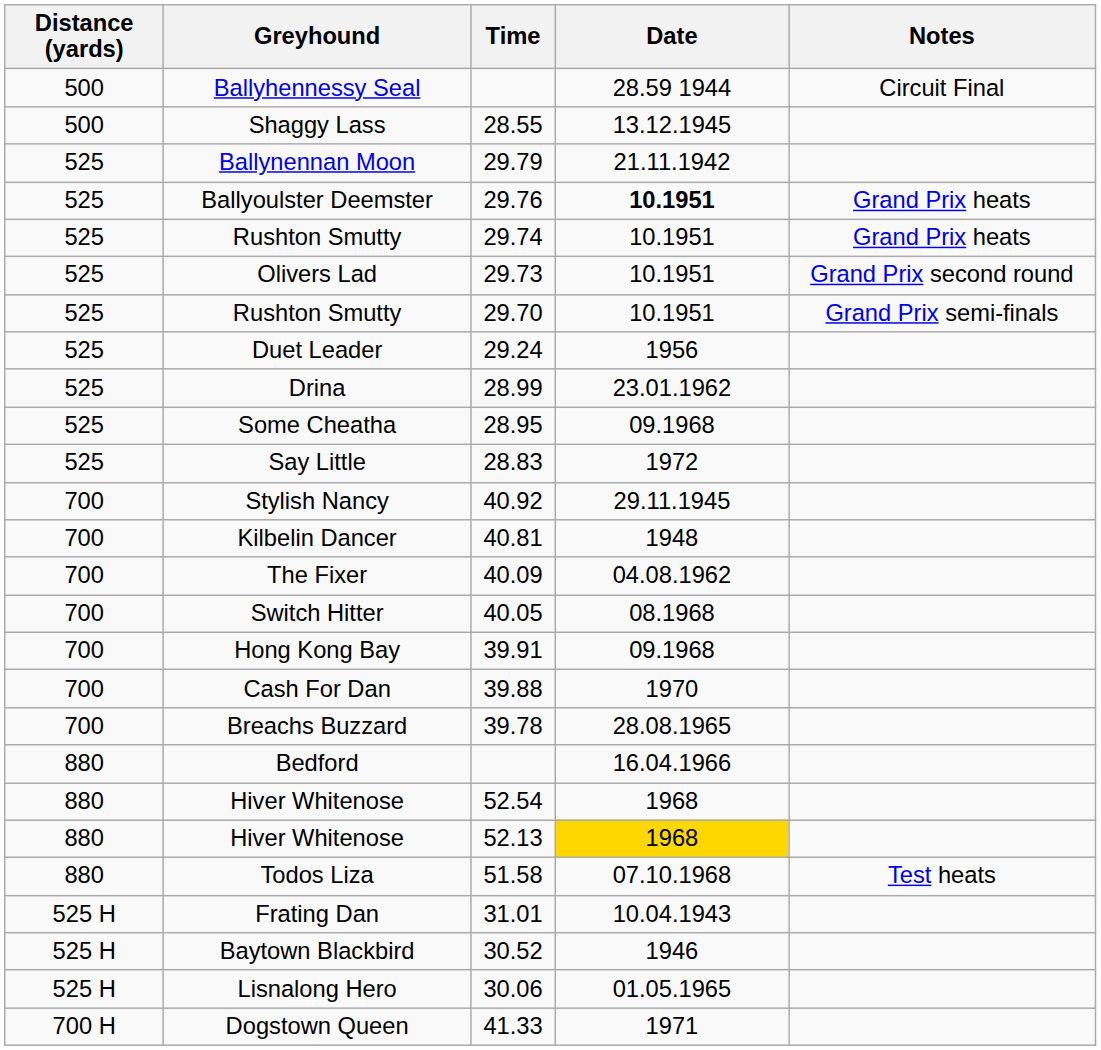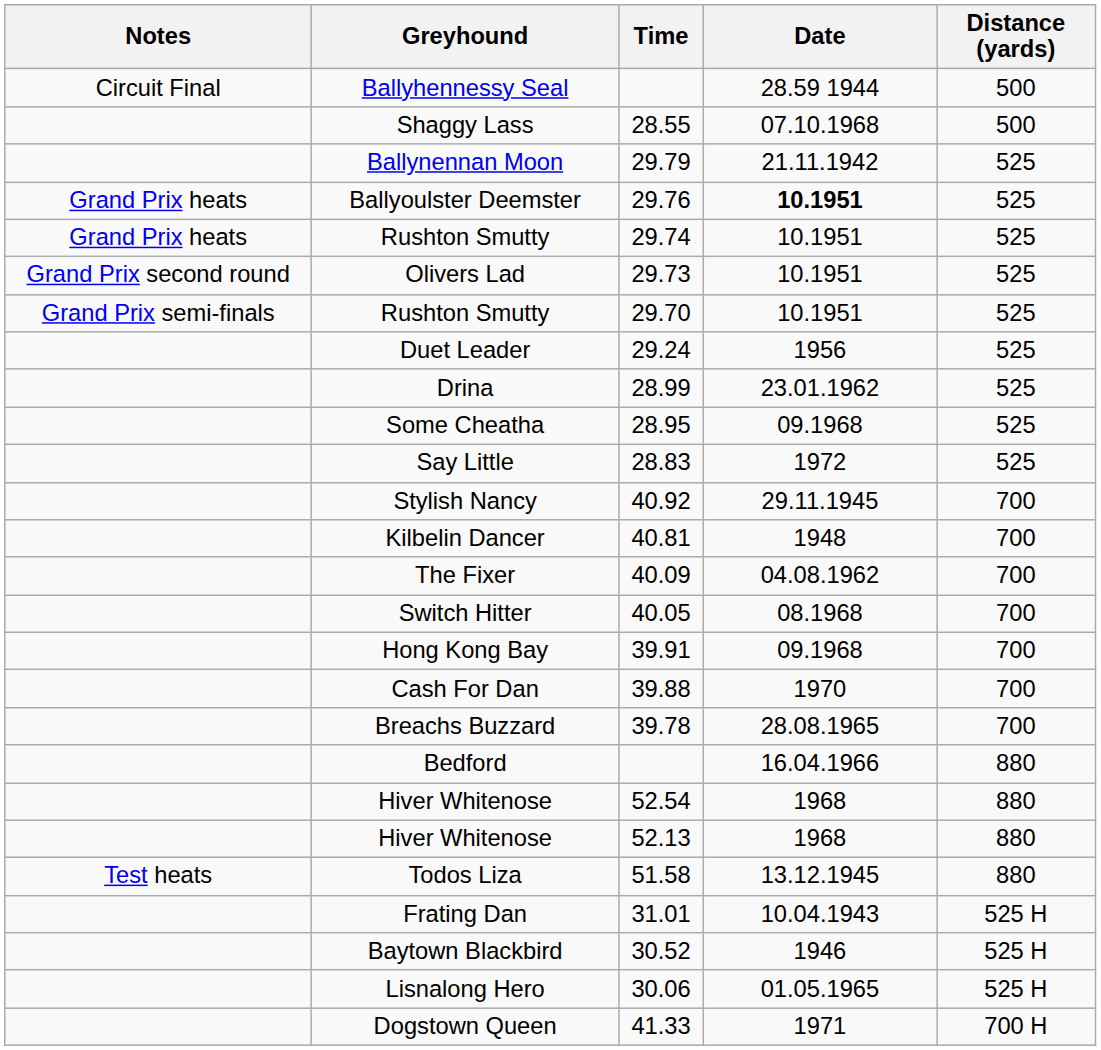columns swapped: (84, 36) <-> (942, 36)
(672, 125) 13.12.1945 -> (820, 125) 07.10.1968
(672, 838) gold background -> (820, 838) no background
(672, 876) 07.10.1968 -> (820, 876) 13.12.1945
